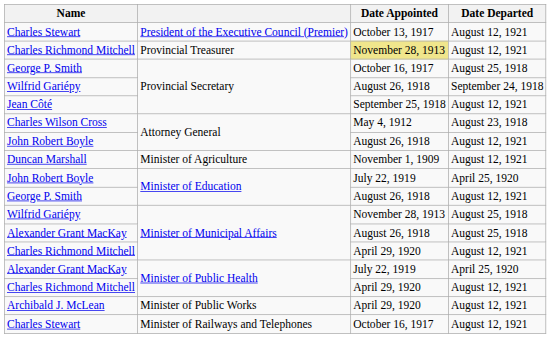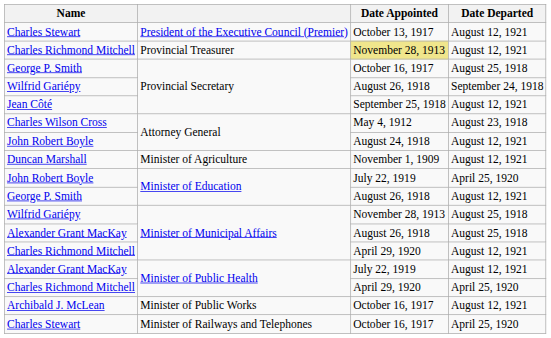(391, 141) August 26, 1918 -> (391, 141) August 24, 1918
(485, 269) April 25, 1920 -> (489, 269) August 12, 1921
(489, 287) August 12, 1921 -> (485, 287) April 25, 1920
(387, 305) April 29, 1920 -> (393, 305) October 16, 1917
(489, 324) August 12, 1921 -> (485, 324) April 25, 1920
